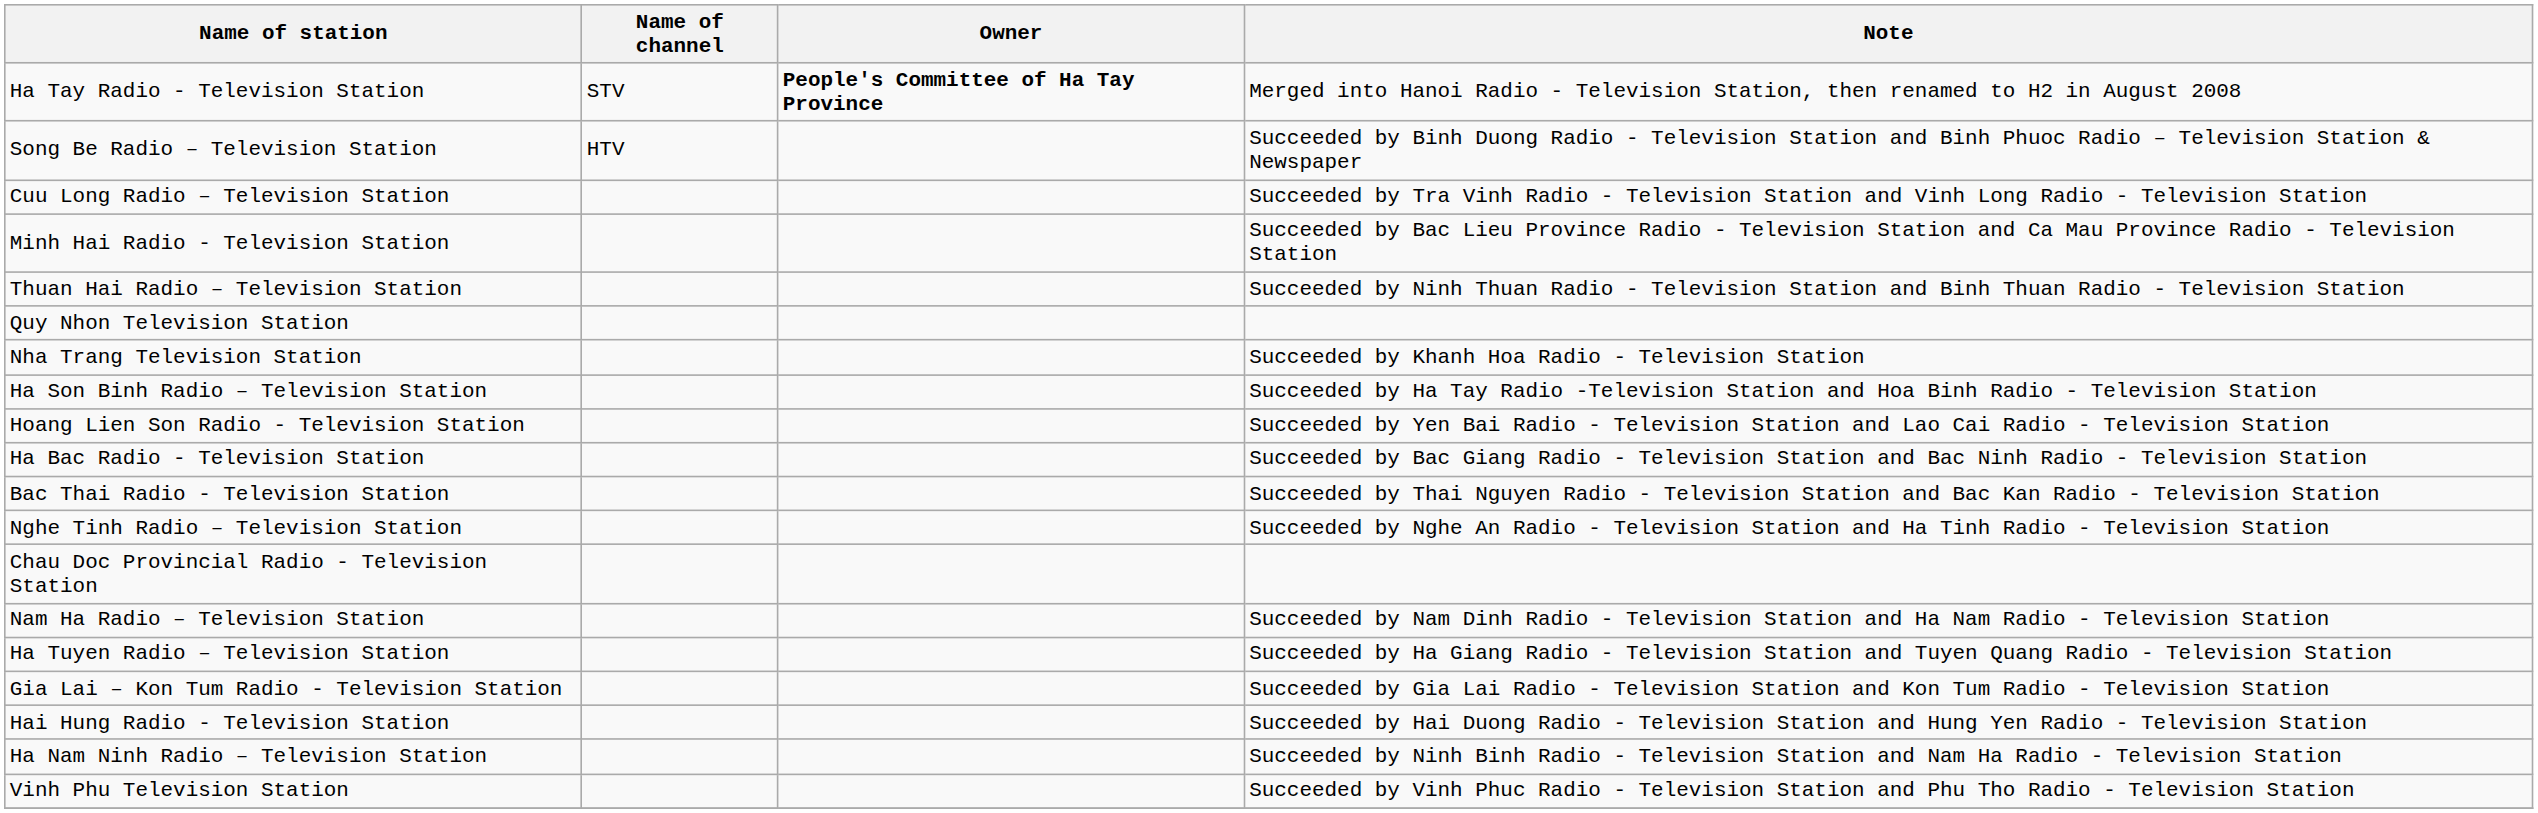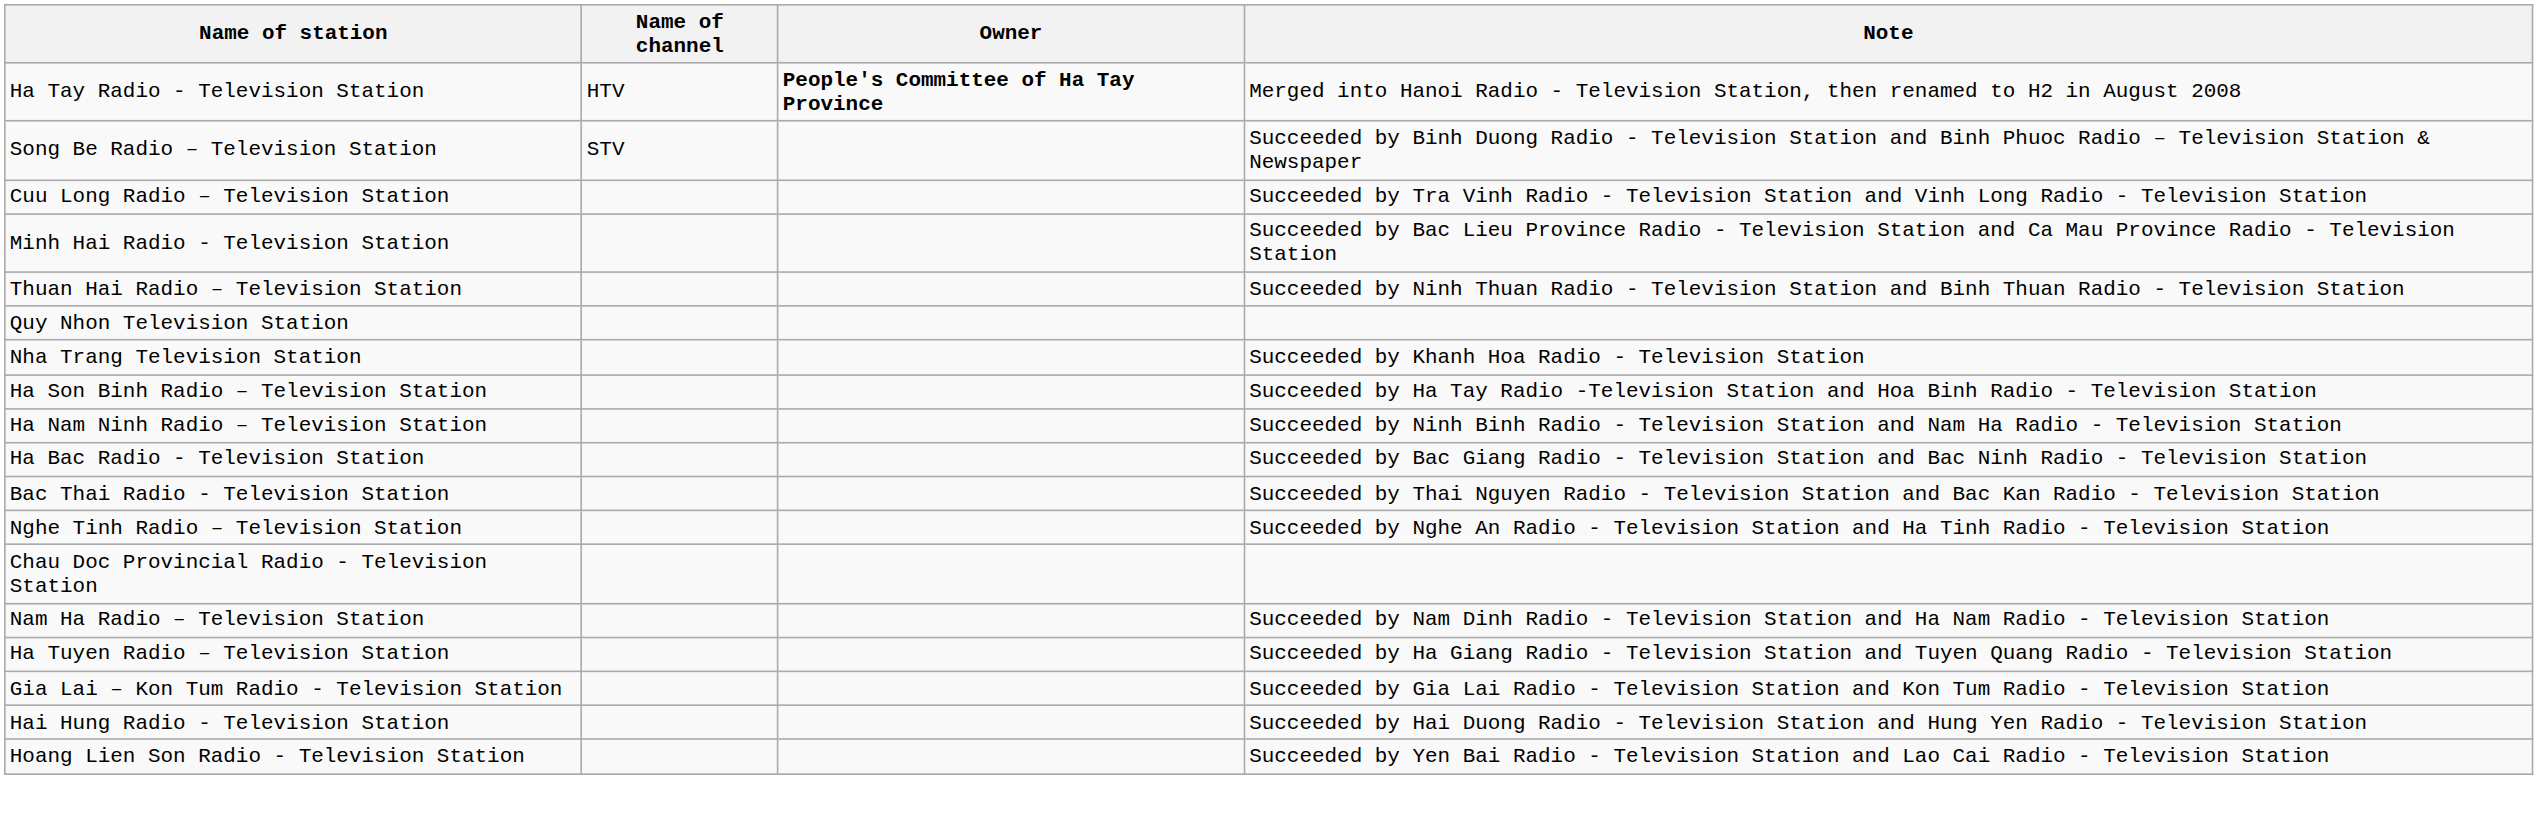(606, 92) STV -> (606, 92) HTV
(606, 150) HTV -> (606, 150) STV
rows swapped: (248, 757) <-> (267, 425)
- row: (179, 791)
